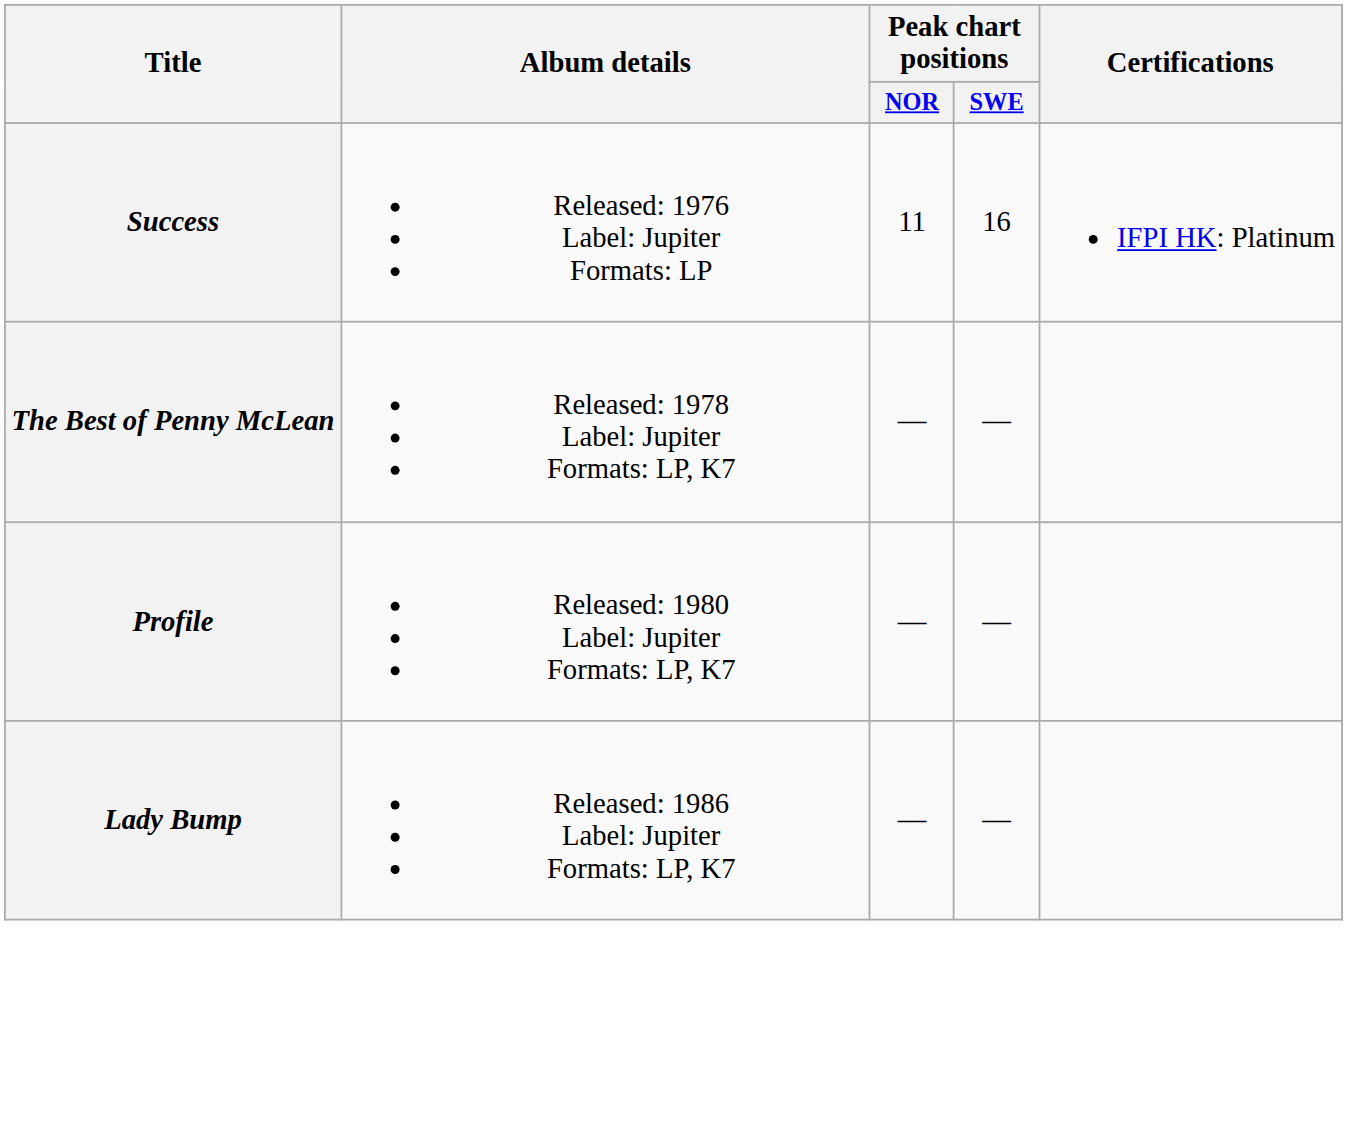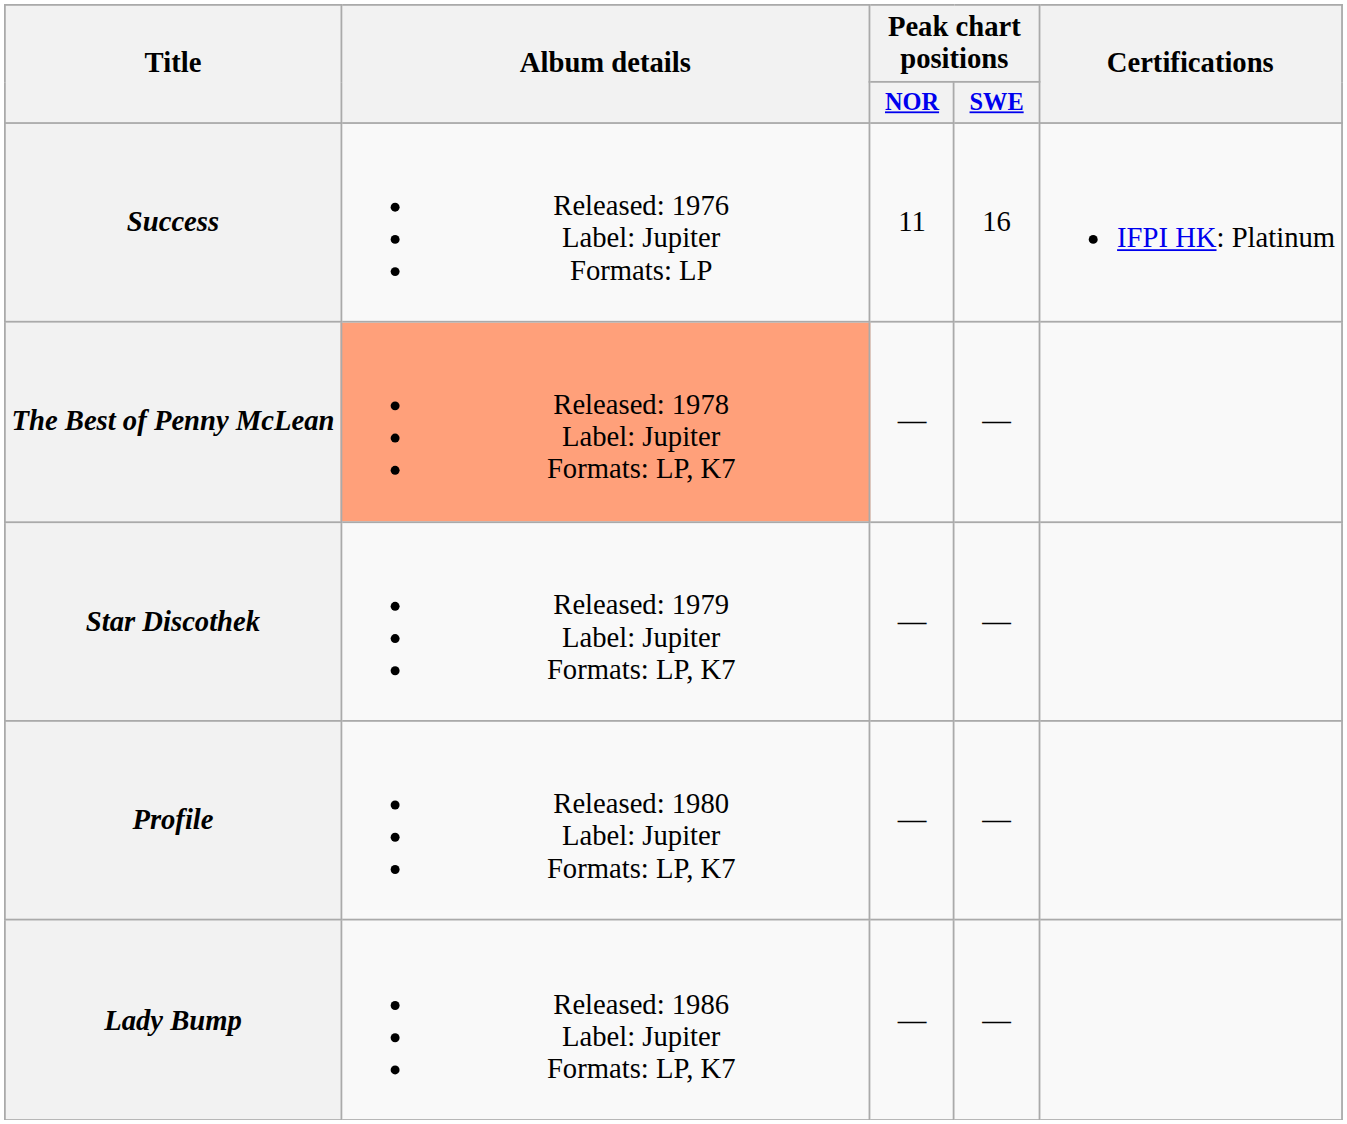(605, 438) no background -> (605, 438) lightsalmon background
+ row: (173, 620)
